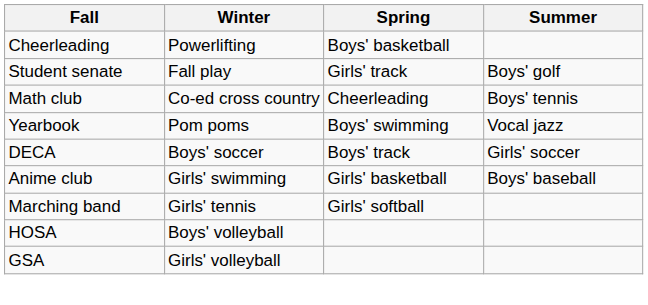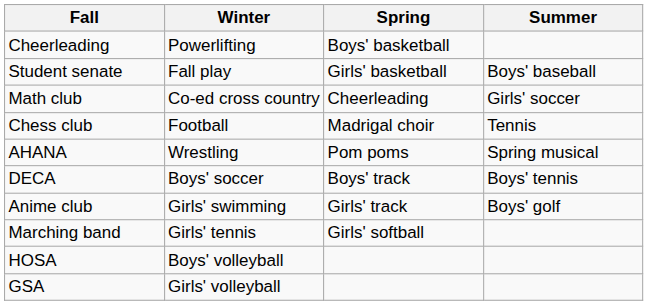(367, 71) Girls' track -> (387, 71) Girls' basketball
(524, 71) Boys' golf -> (542, 71) Boys' baseball
(533, 98) Boys' tennis -> (534, 98) Girls' soccer
+ row: (50, 125)
+ row: (38, 152)
- row: (44, 125)
(534, 152) Girls' soccer -> (533, 179) Boys' tennis
(387, 179) Girls' basketball -> (367, 206) Girls' track
(542, 179) Boys' baseball -> (524, 206) Boys' golf
